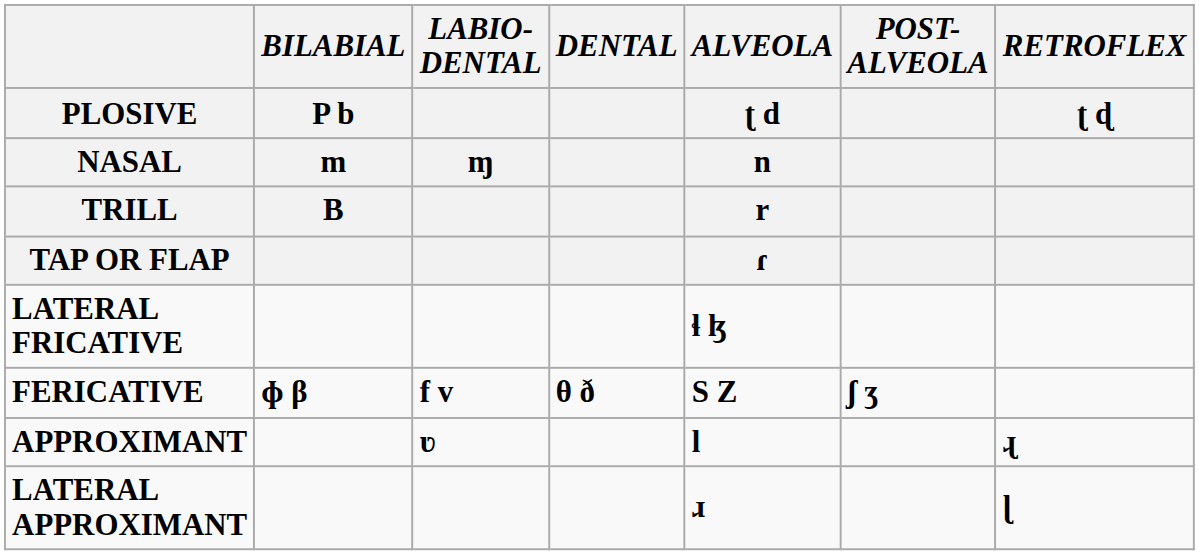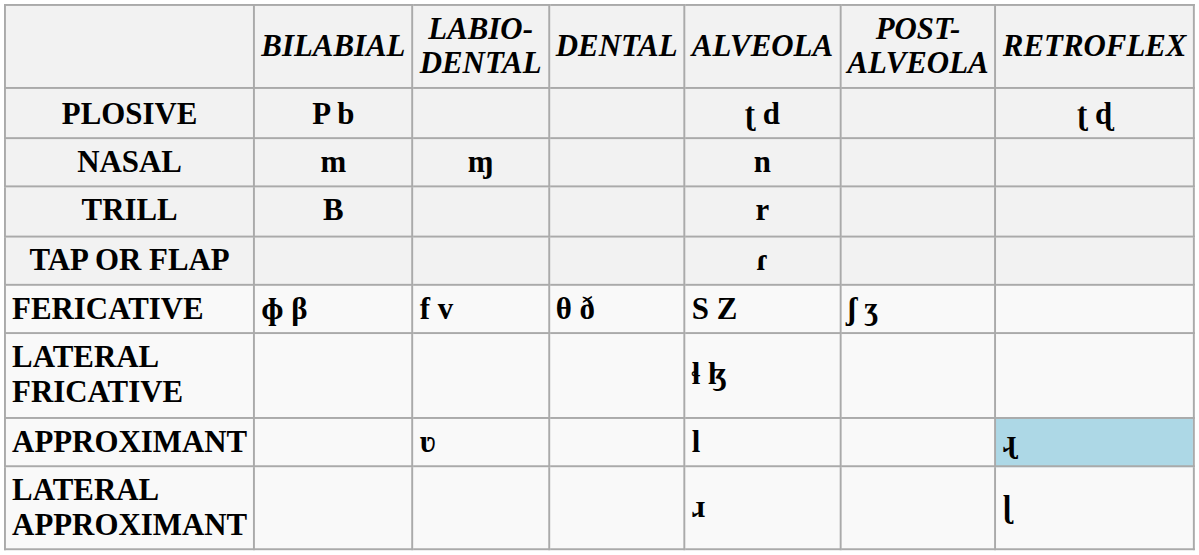rows swapped: (108, 392) <-> (98, 325)
(1010, 441) no background -> (1010, 441) lightblue background
